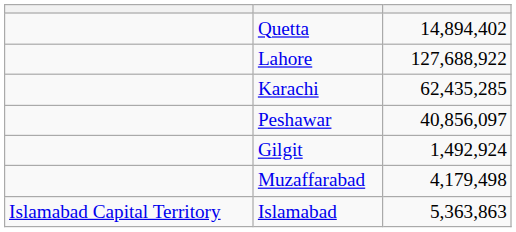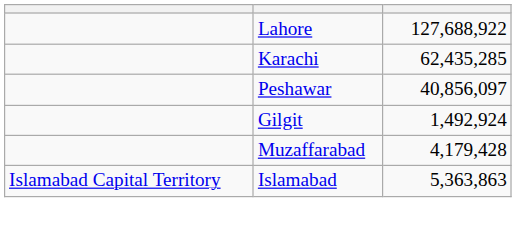- row: (283, 28)
(468, 180) 4,179,498 -> (468, 150) 4,179,428
